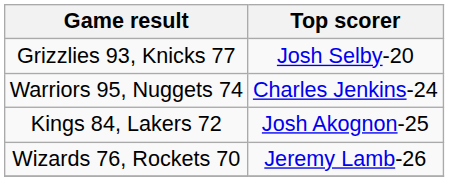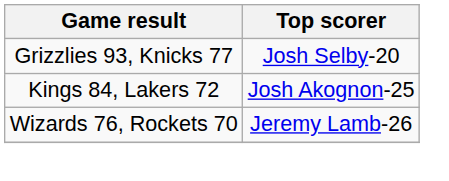- row: (126, 90)
